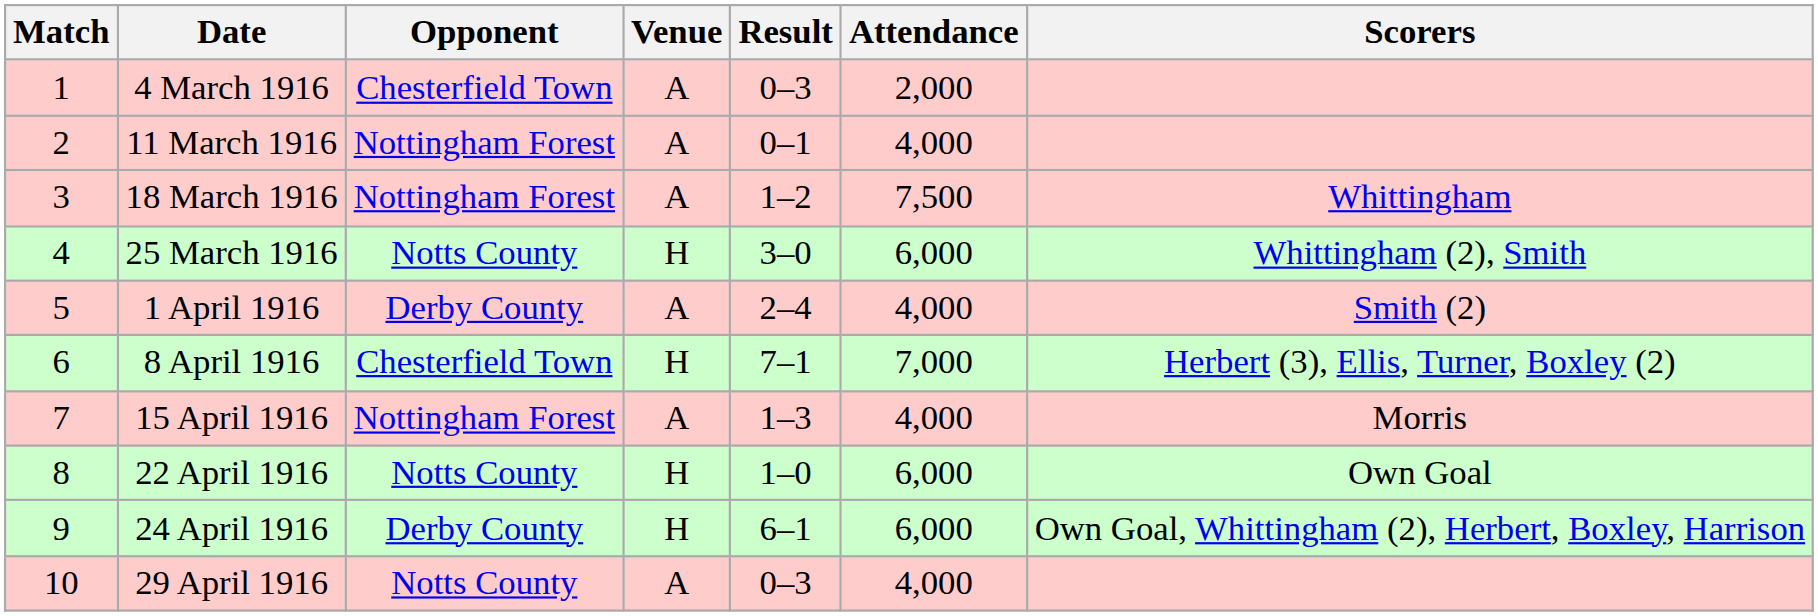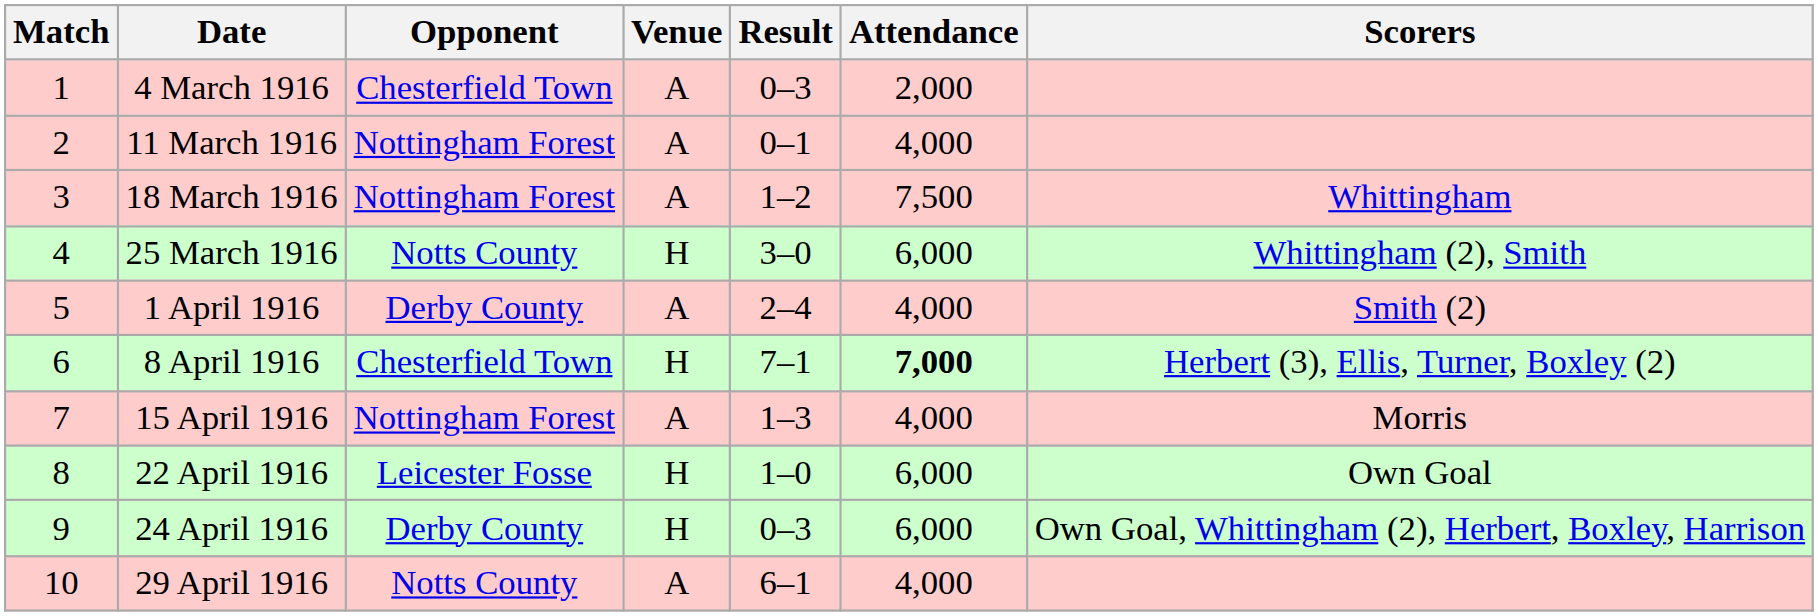(934, 362) normal -> (934, 362) bold
(484, 472) Notts County -> (484, 472) Leicester Fosse
(786, 527) 6–1 -> (786, 527) 0–3
(786, 582) 0–3 -> (786, 582) 6–1
